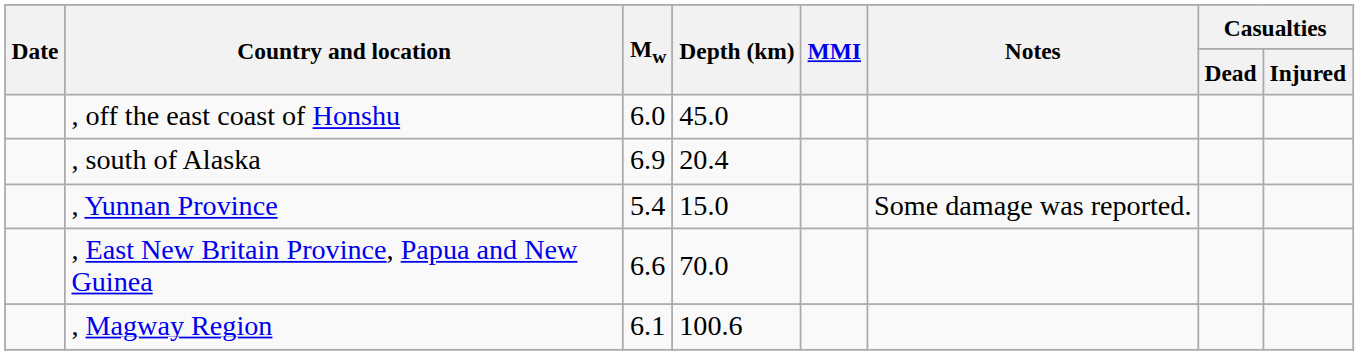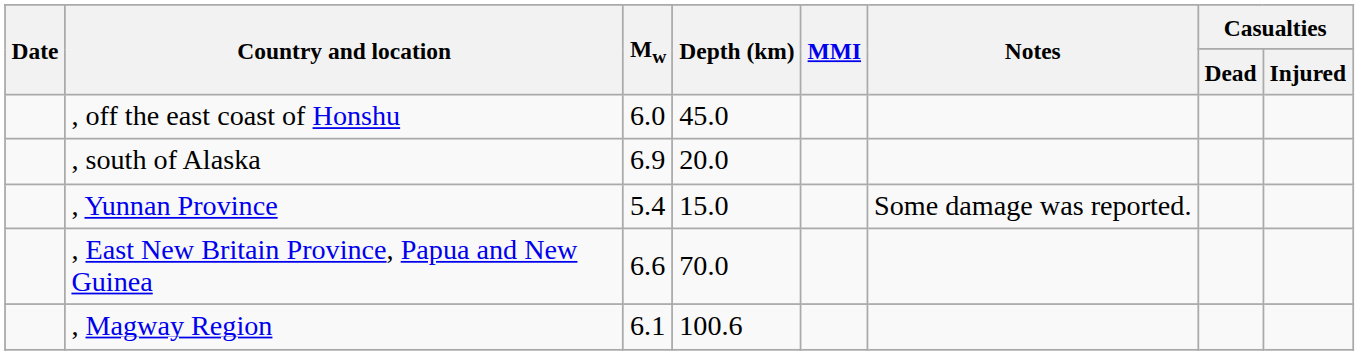(704, 160) 20.4 -> (704, 160) 20.0
